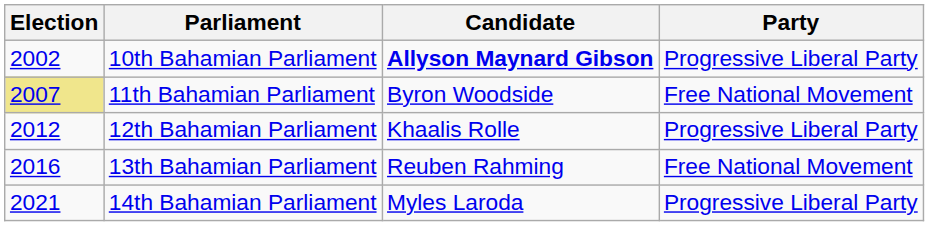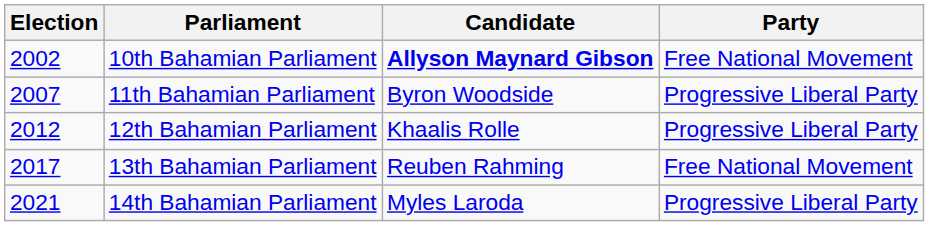(791, 58) Progressive Liberal Party -> (788, 58) Free National Movement
(35, 94) khaki background -> (35, 94) no background
(788, 94) Free National Movement -> (791, 94) Progressive Liberal Party
(35, 166) 2016 -> (35, 166) 2017
